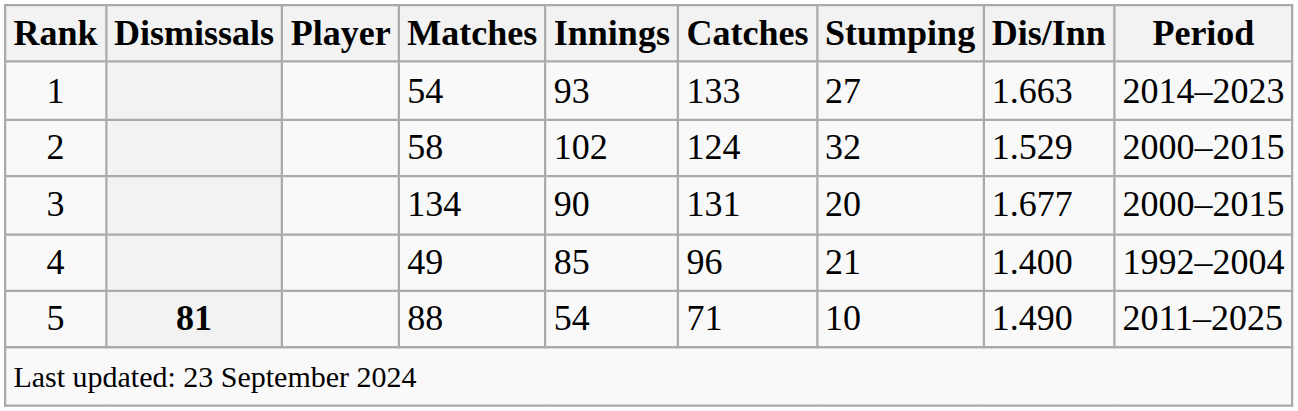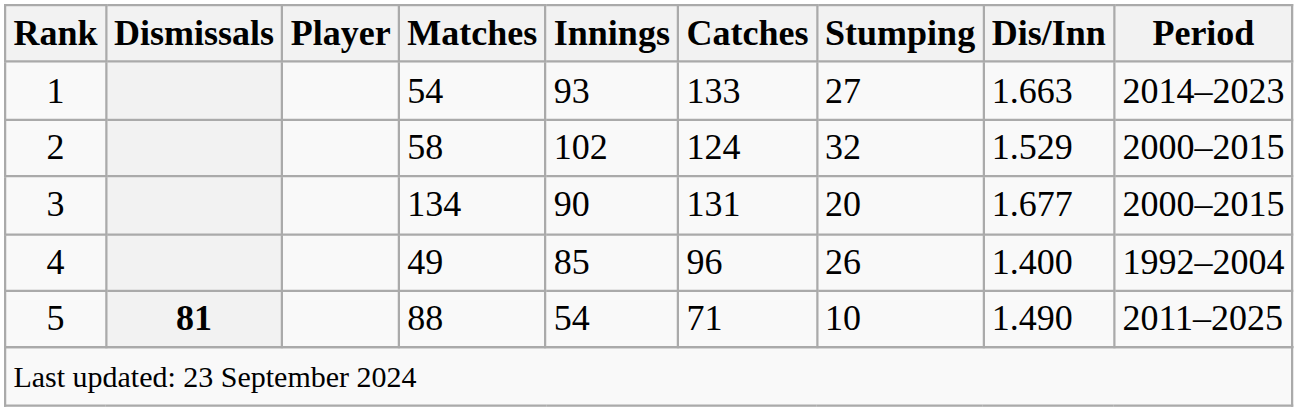(843, 261) 21 -> (843, 261) 26
